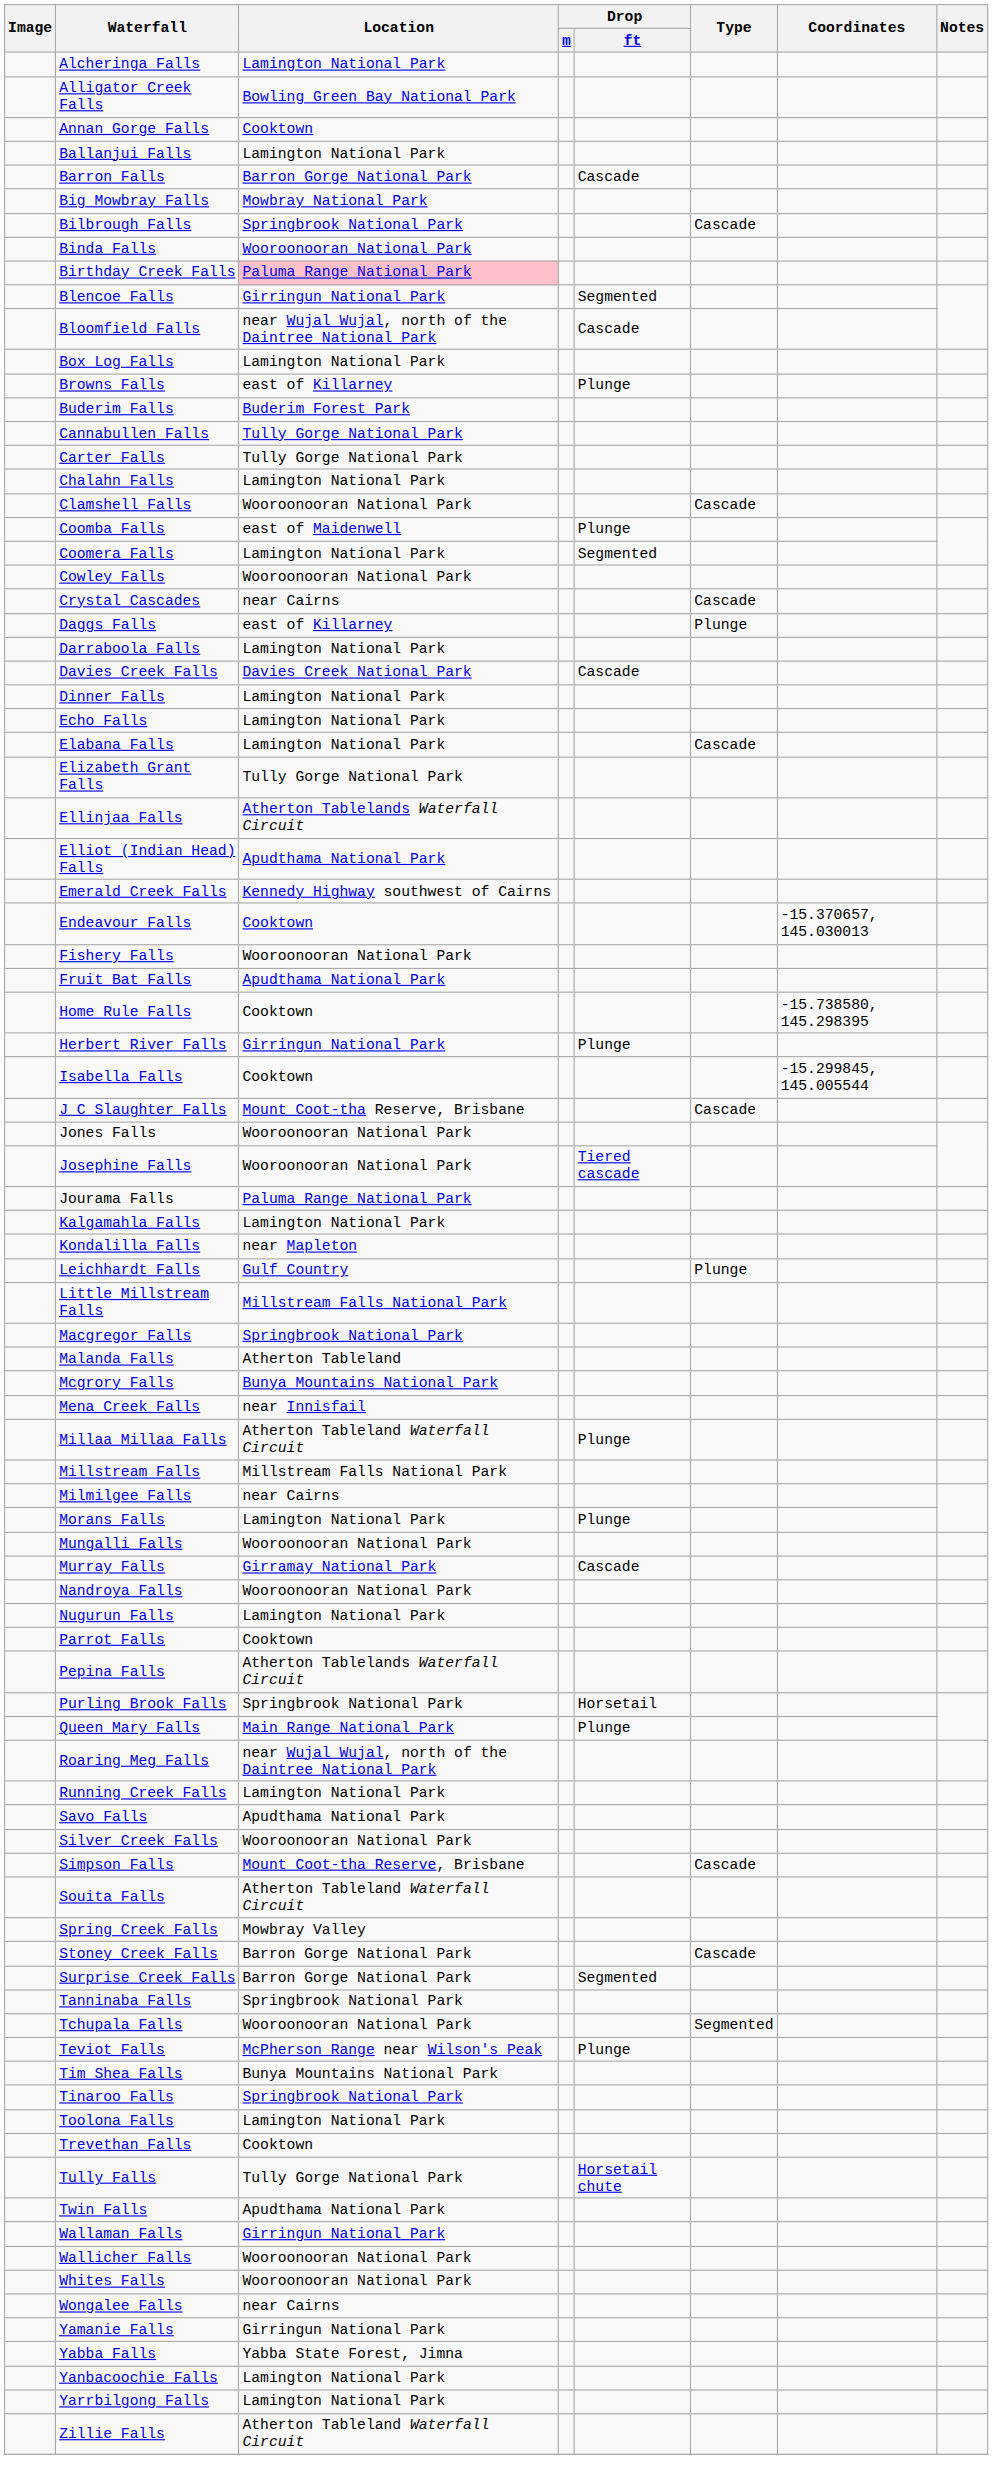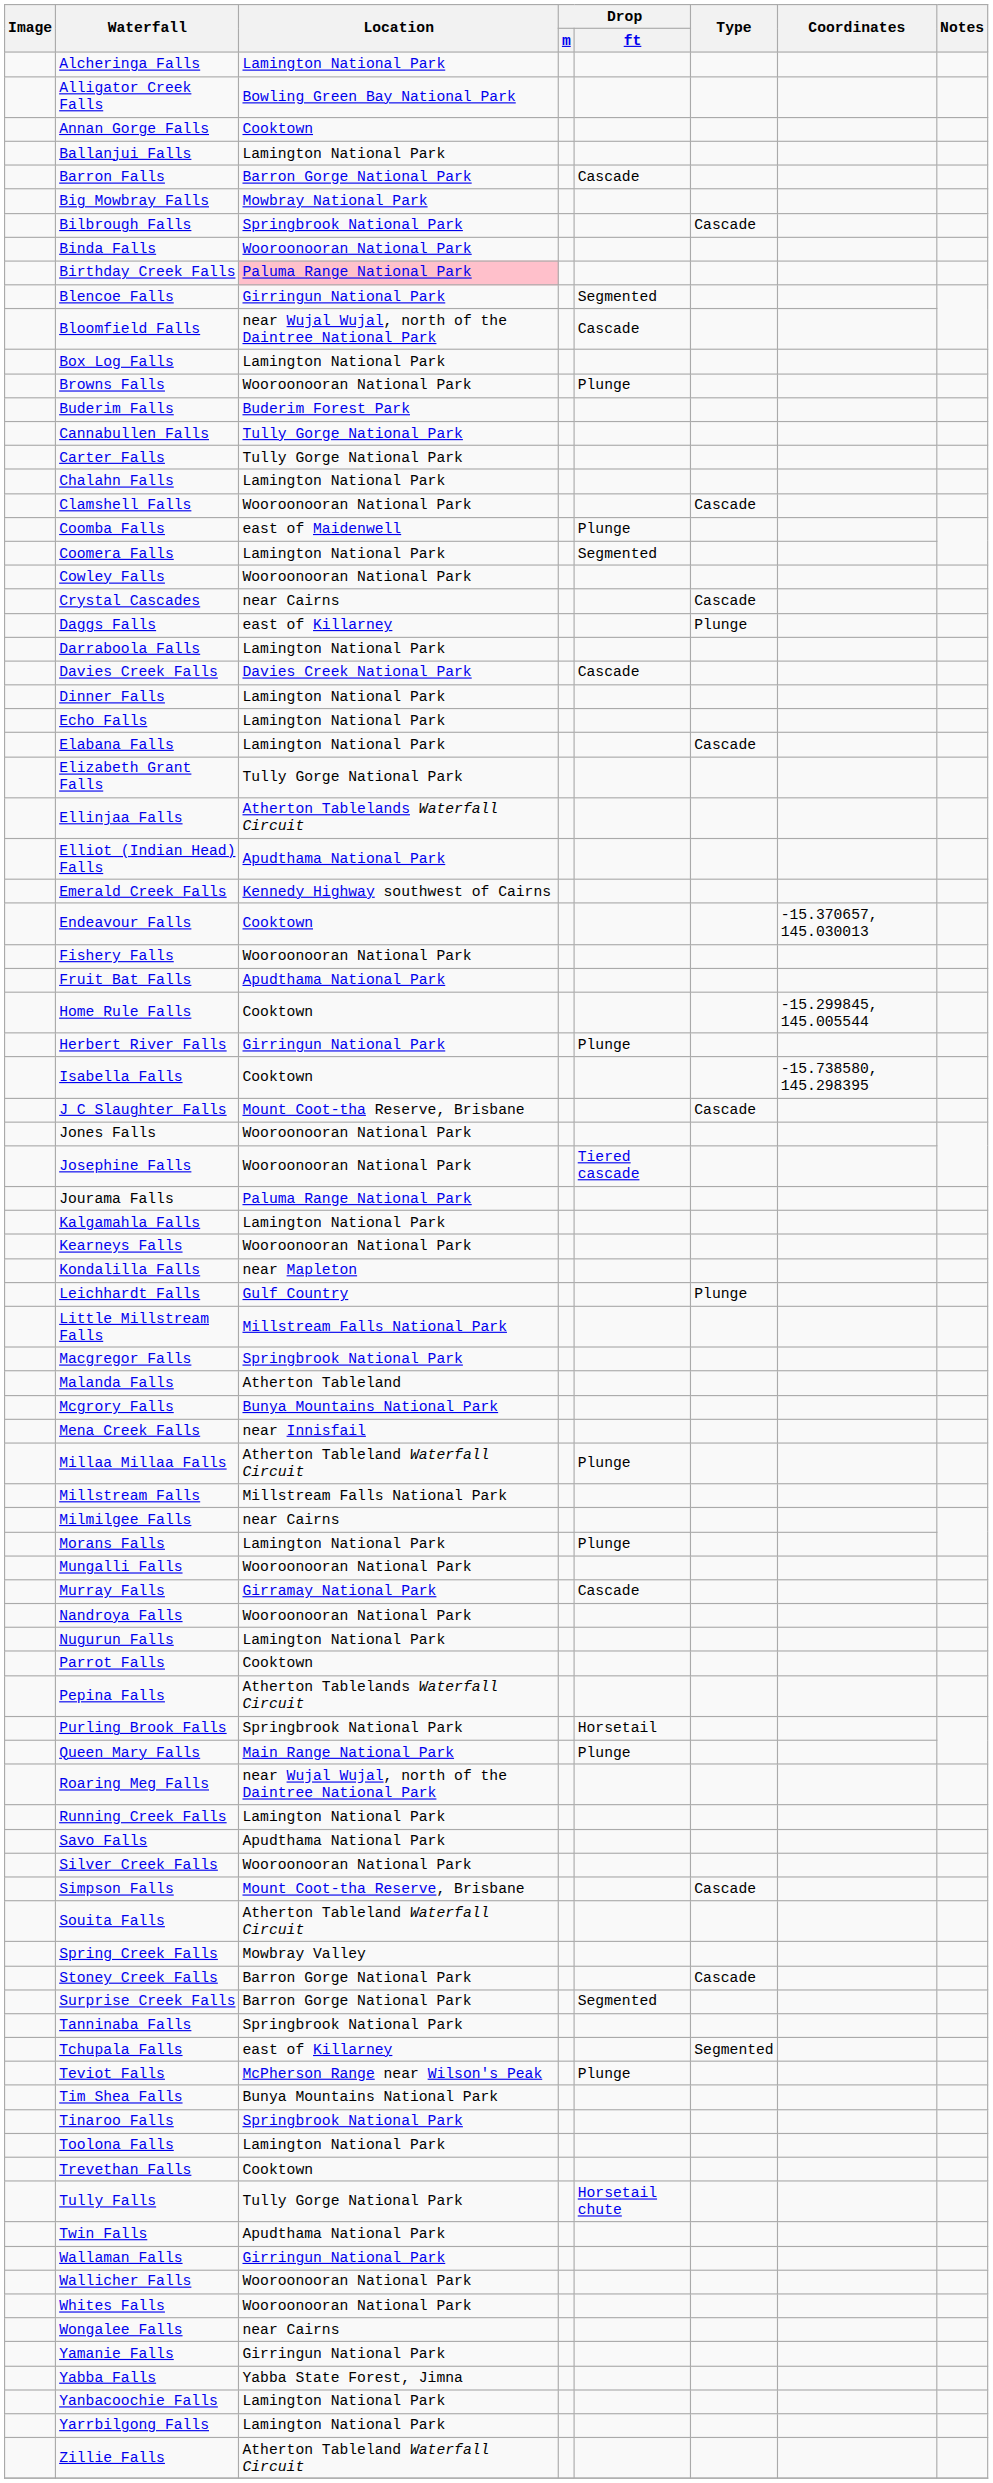(317, 386) east of Killarney -> (357, 386) Wooroonooran National Park
(829, 1013) -15.738580, 145.298395 -> (829, 1013) -15.299845, 145.005544
(829, 1077) -15.299845, 145.005544 -> (829, 1077) -15.738580, 145.298395
+ row: (121, 1246)
(357, 2026) Wooroonooran National Park -> (317, 2049) east of Killarney
